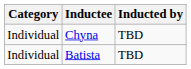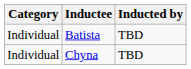rows swapped: (83, 54) <-> (82, 34)
